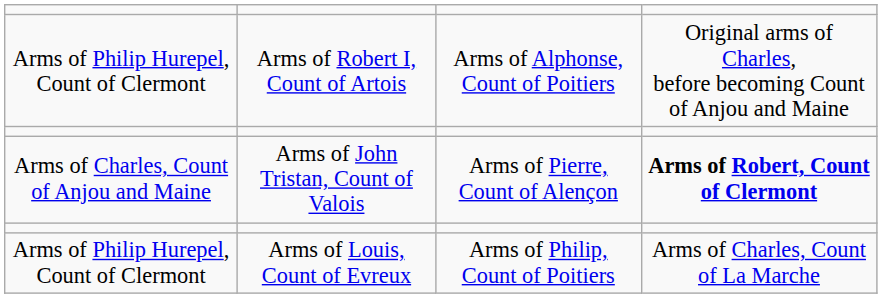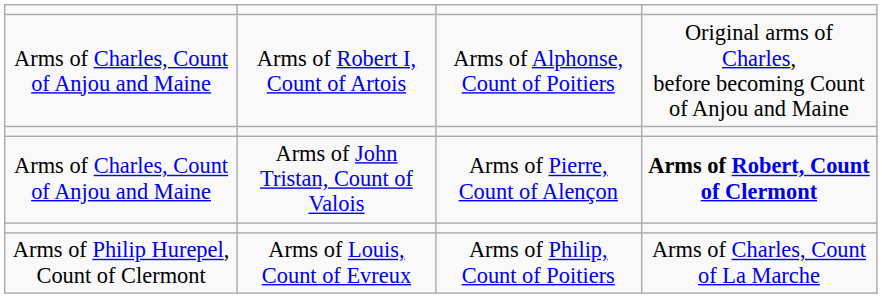(121, 70) Arms of Philip Hurepel, Count of Clermont -> (121, 70) Arms of Charles, Count of Anjou and Maine
